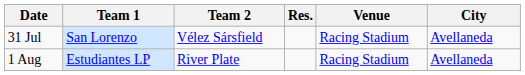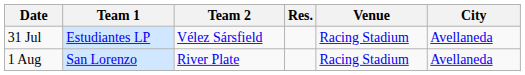(102, 37) San Lorenzo -> (108, 37) Estudiantes LP
(108, 59) Estudiantes LP -> (102, 59) San Lorenzo
